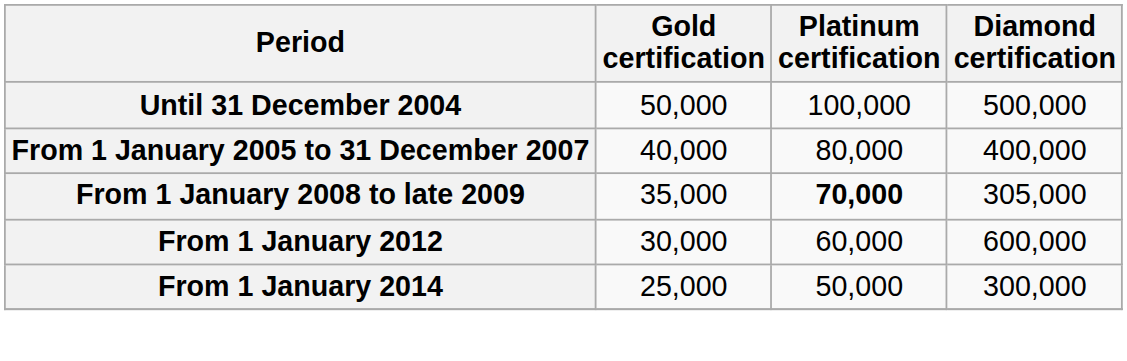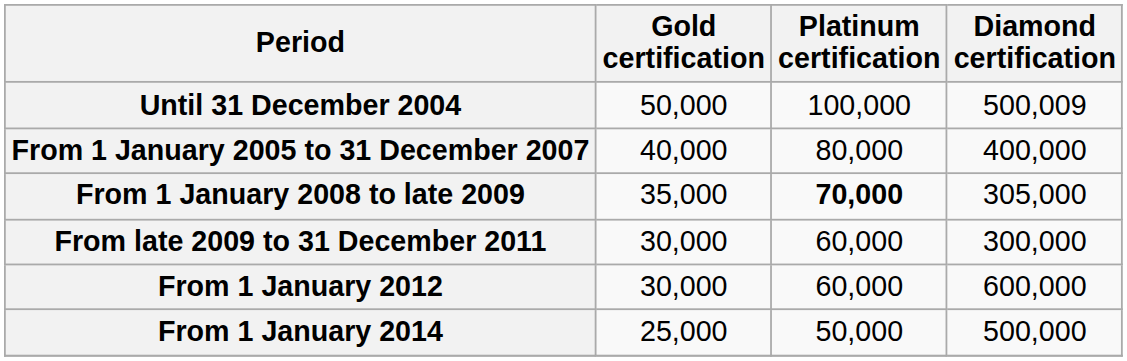(1035, 104) 500,000 -> (1035, 104) 500,009
+ row: (300, 241)
(1035, 286) 300,000 -> (1035, 331) 500,000
